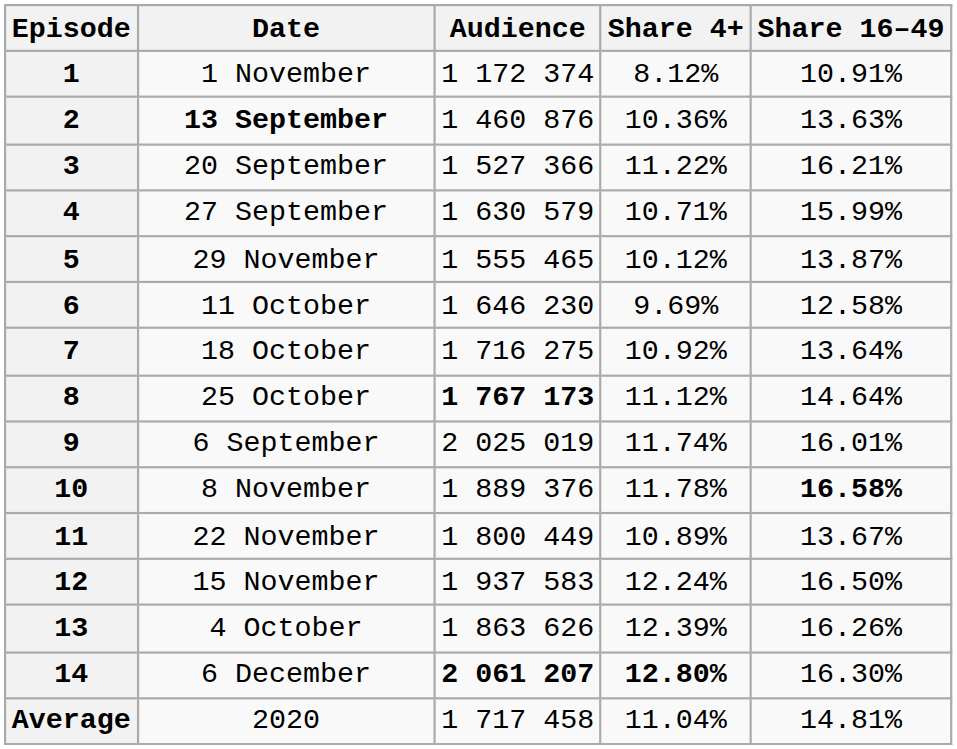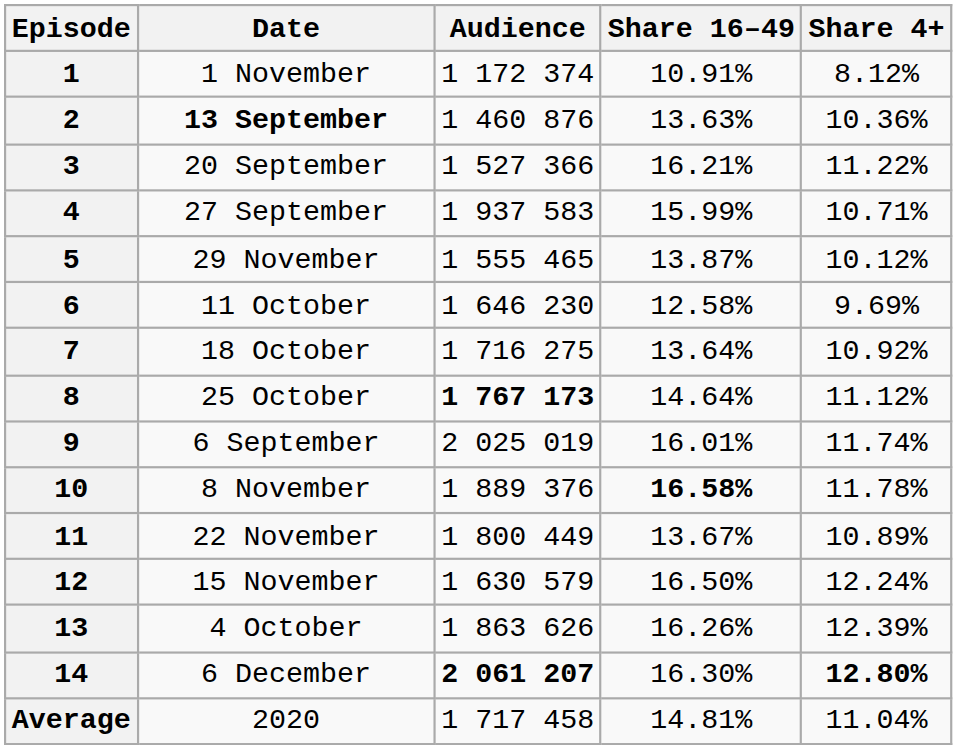columns swapped: (676, 28) <-> (851, 28)
(518, 213) 1 630 579 -> (518, 213) 1 937 583
(518, 582) 1 937 583 -> (518, 582) 1 630 579
